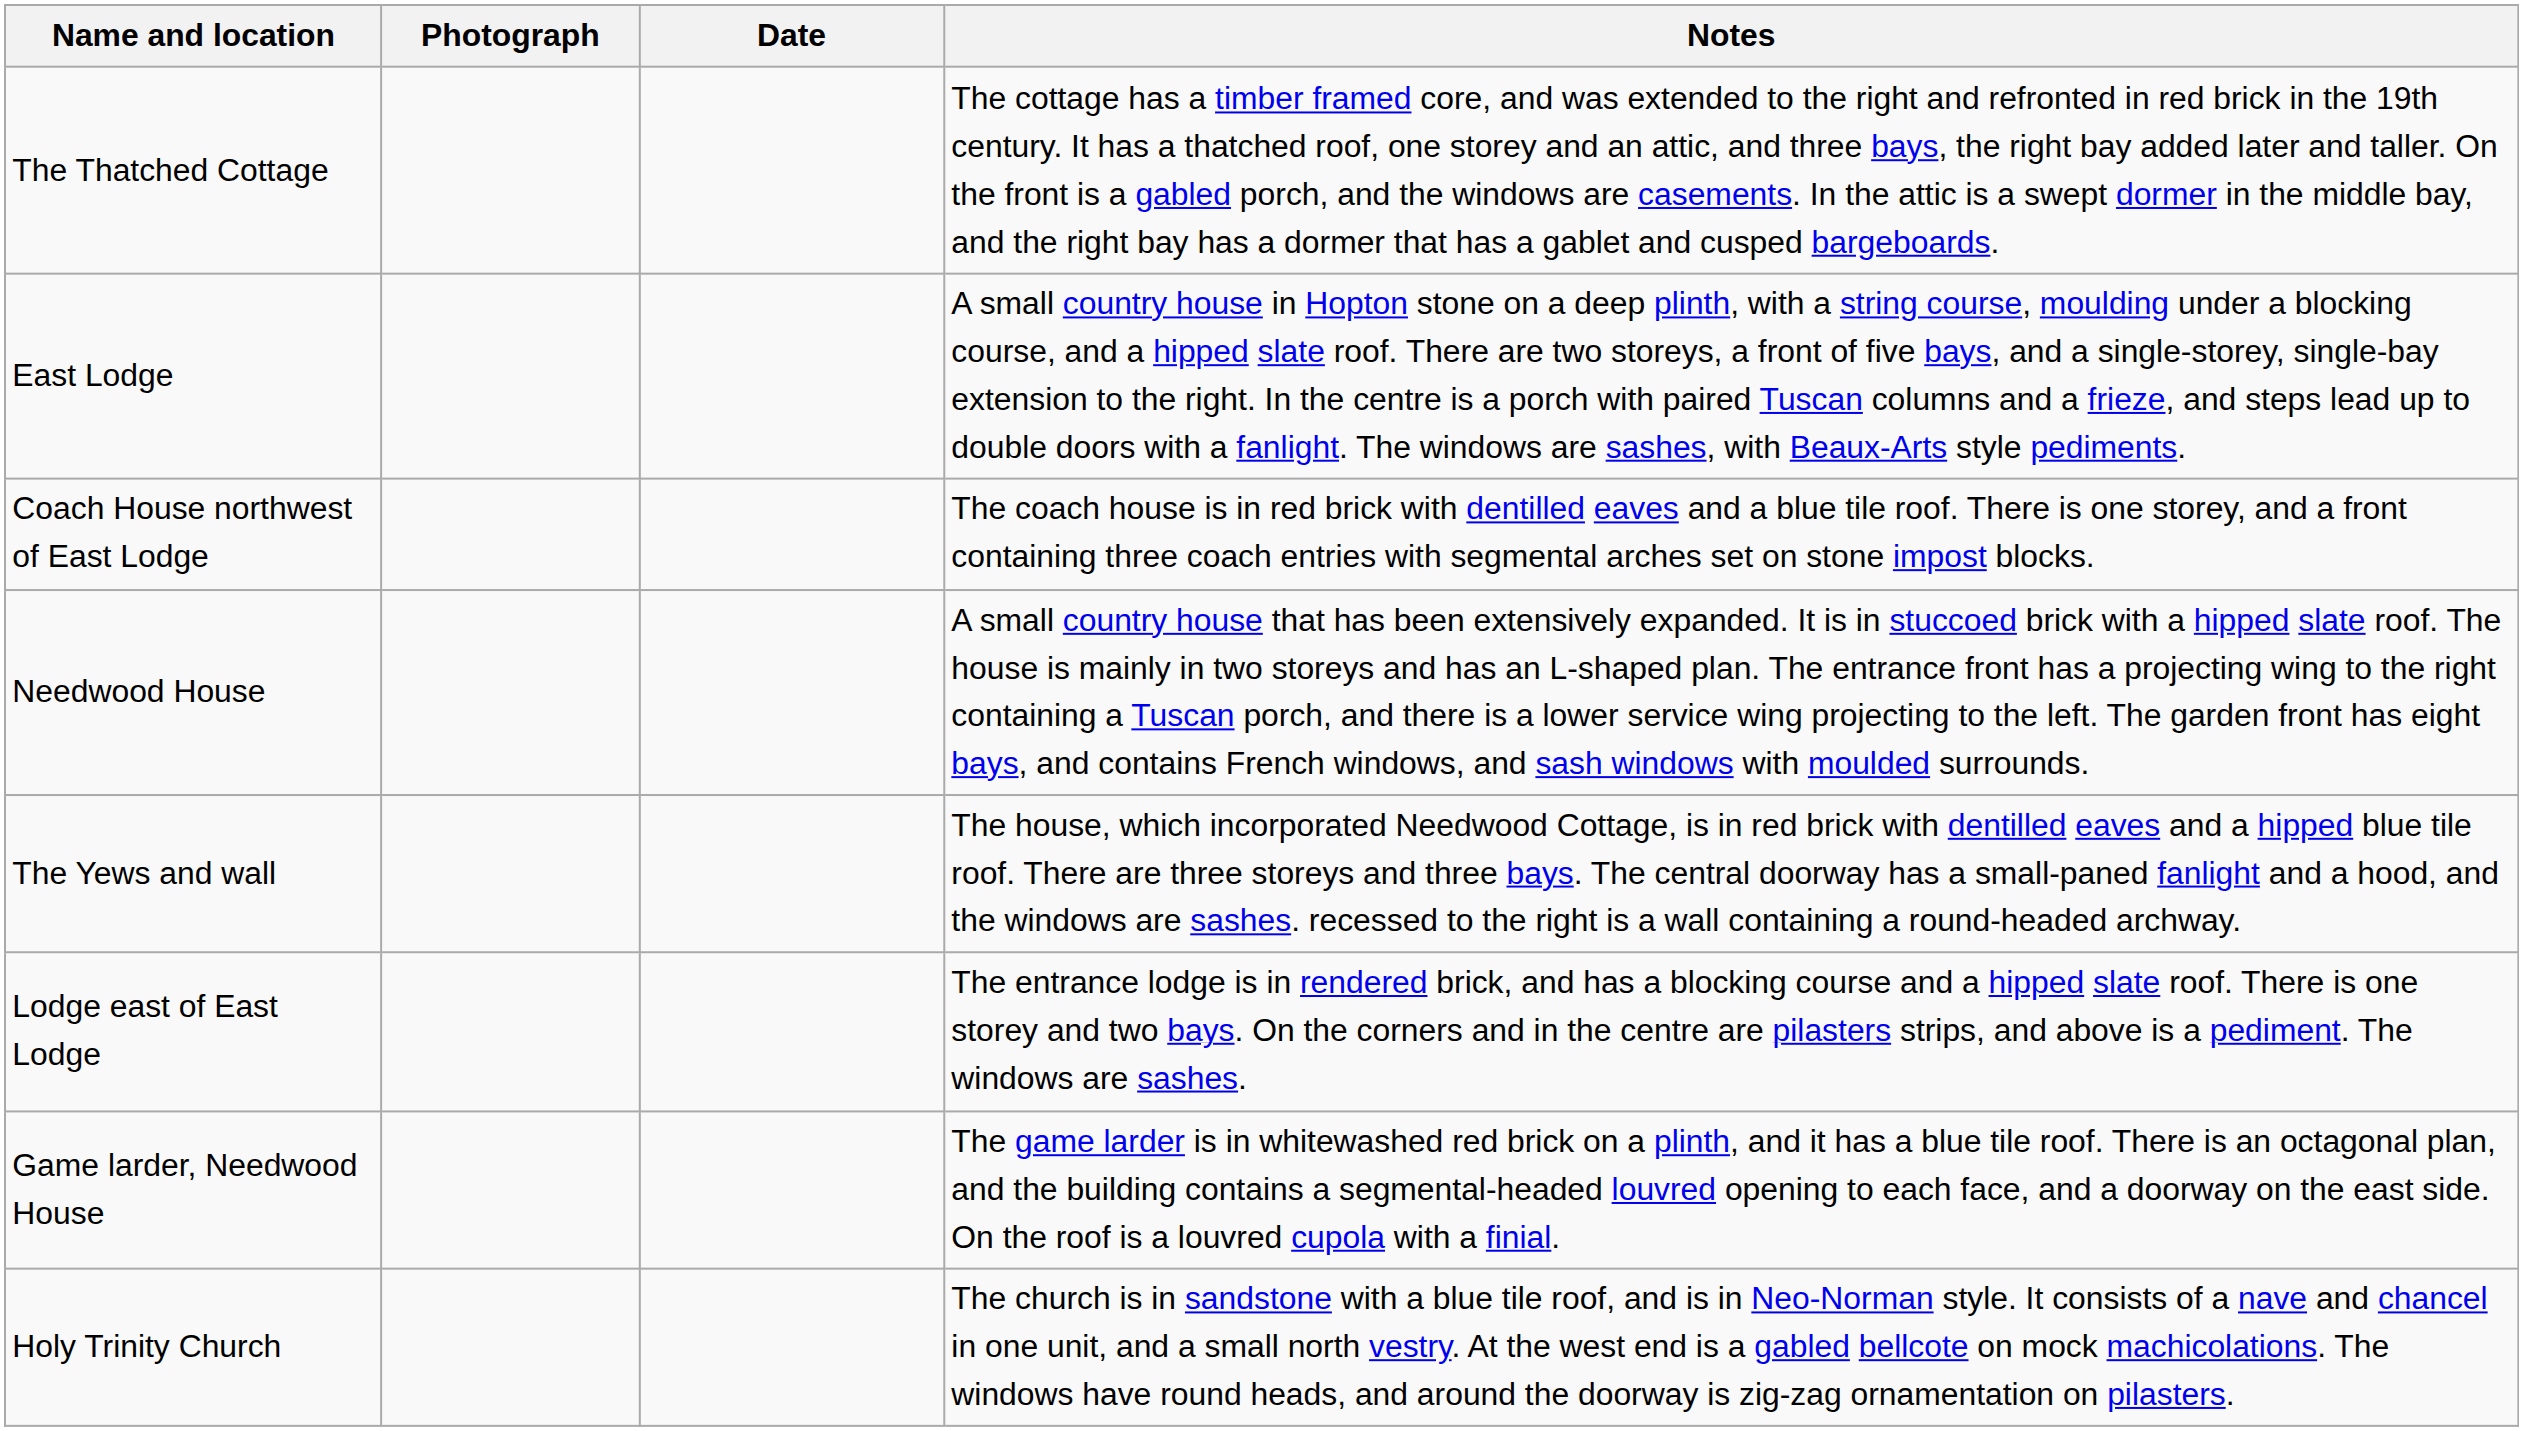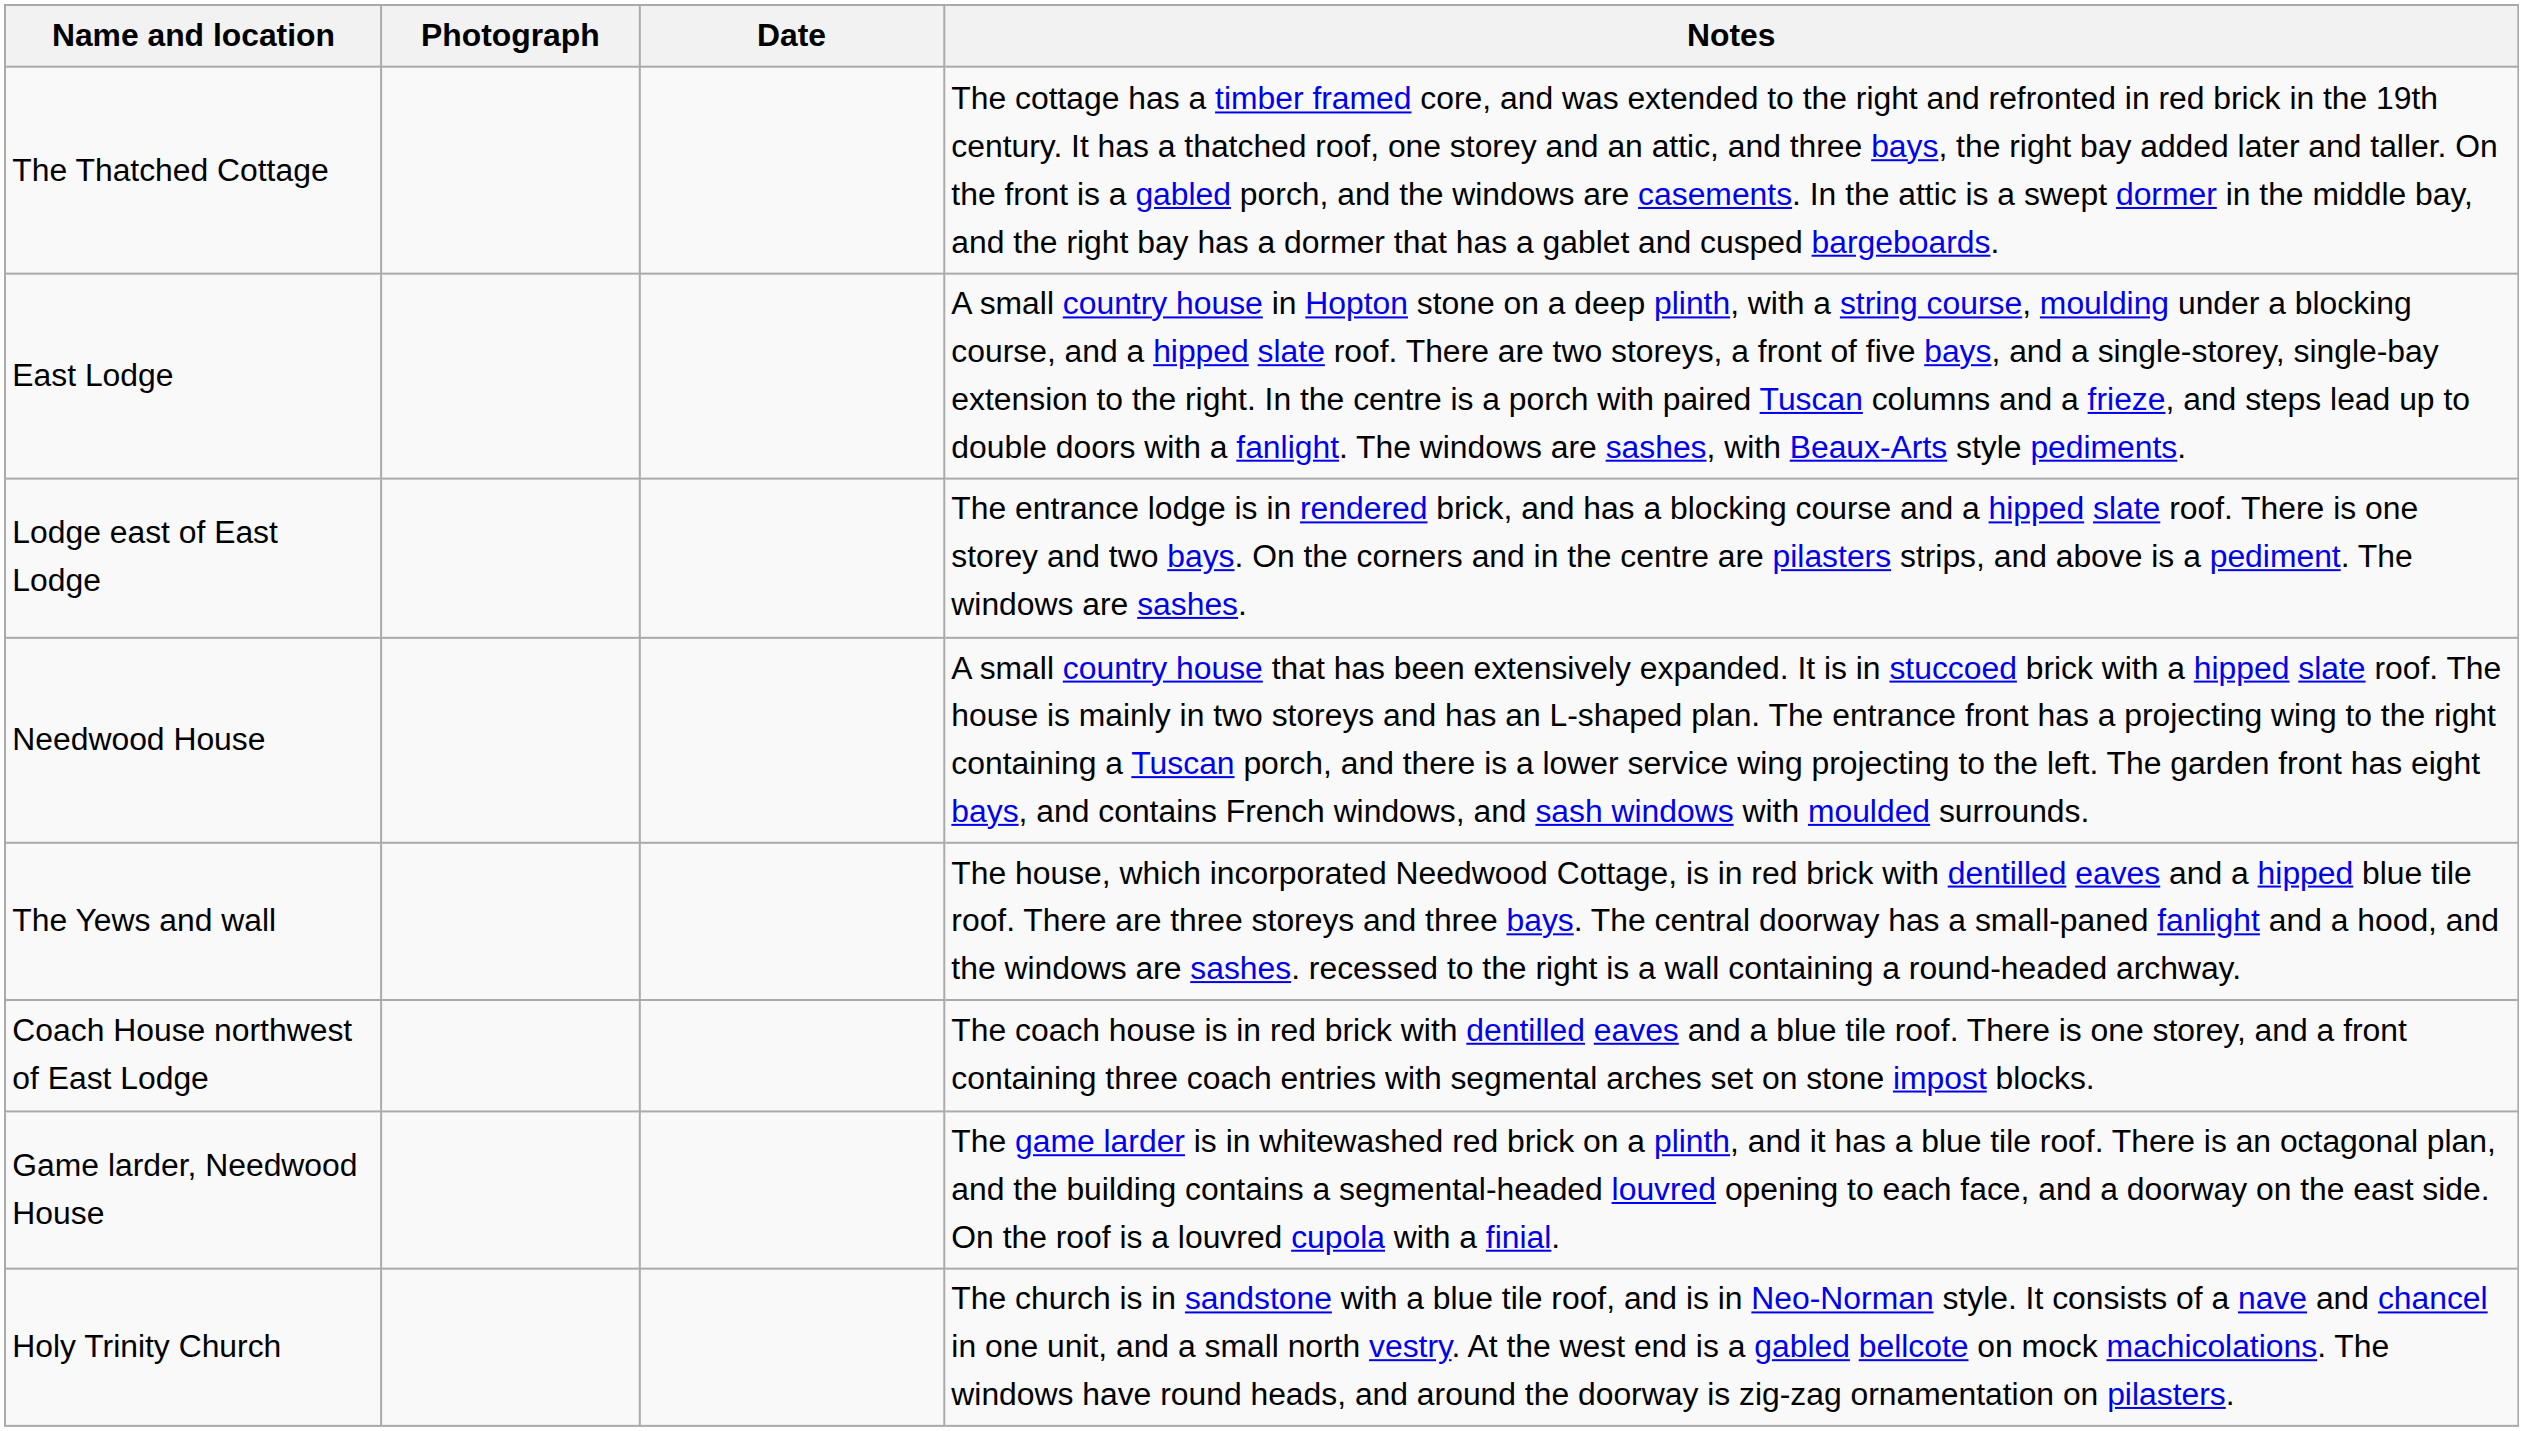rows swapped: (145, 1031) <-> (182, 533)
